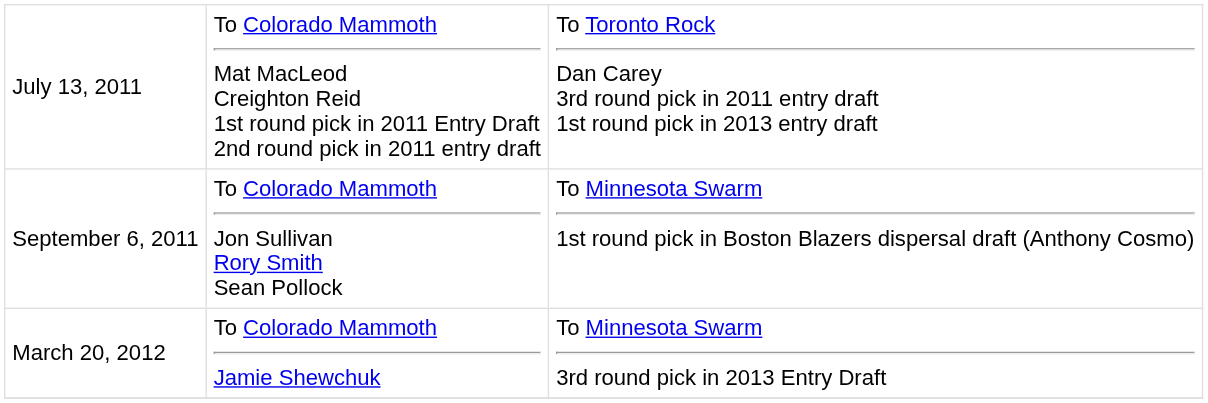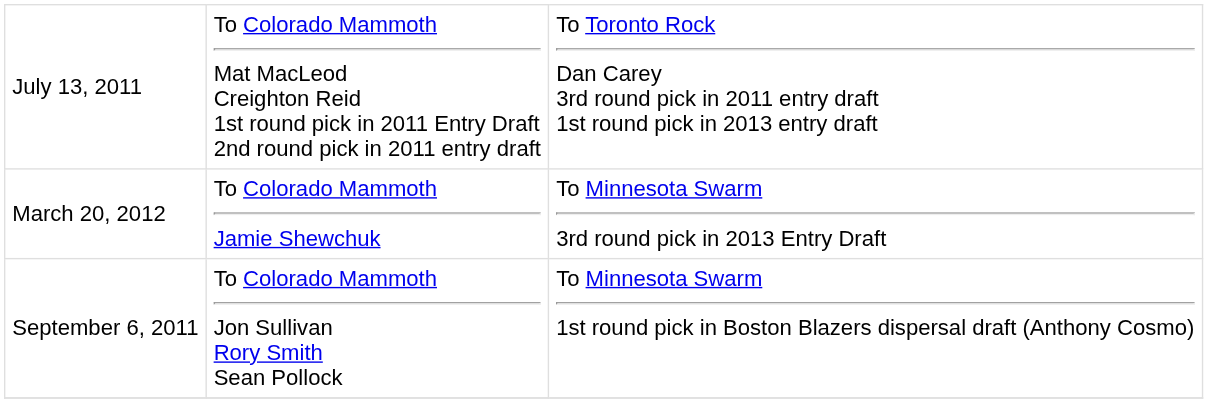rows swapped: (105, 238) <-> (89, 352)
